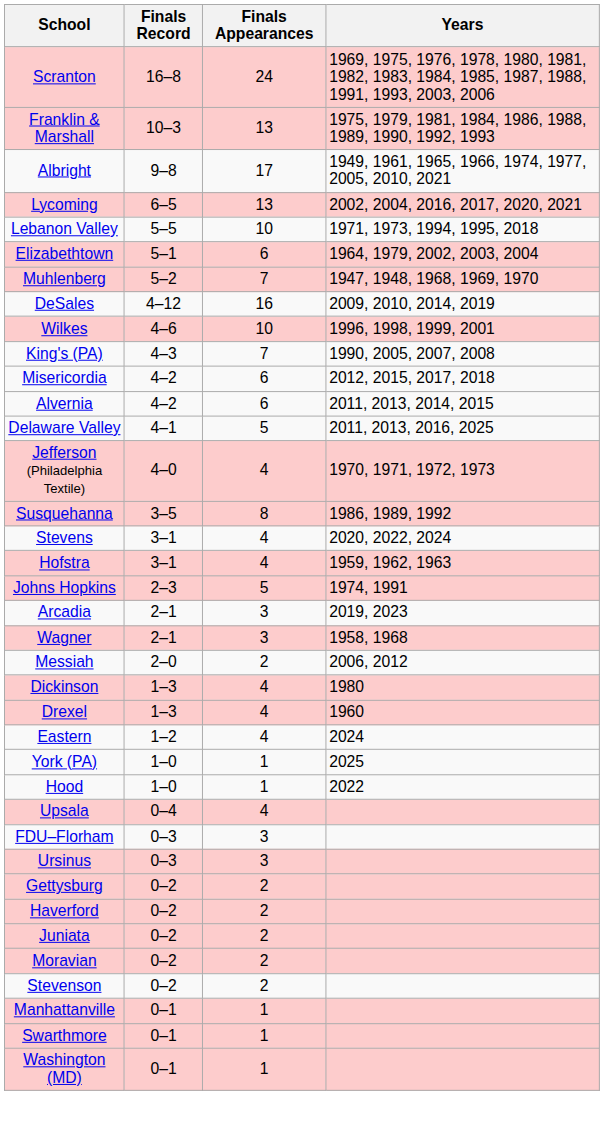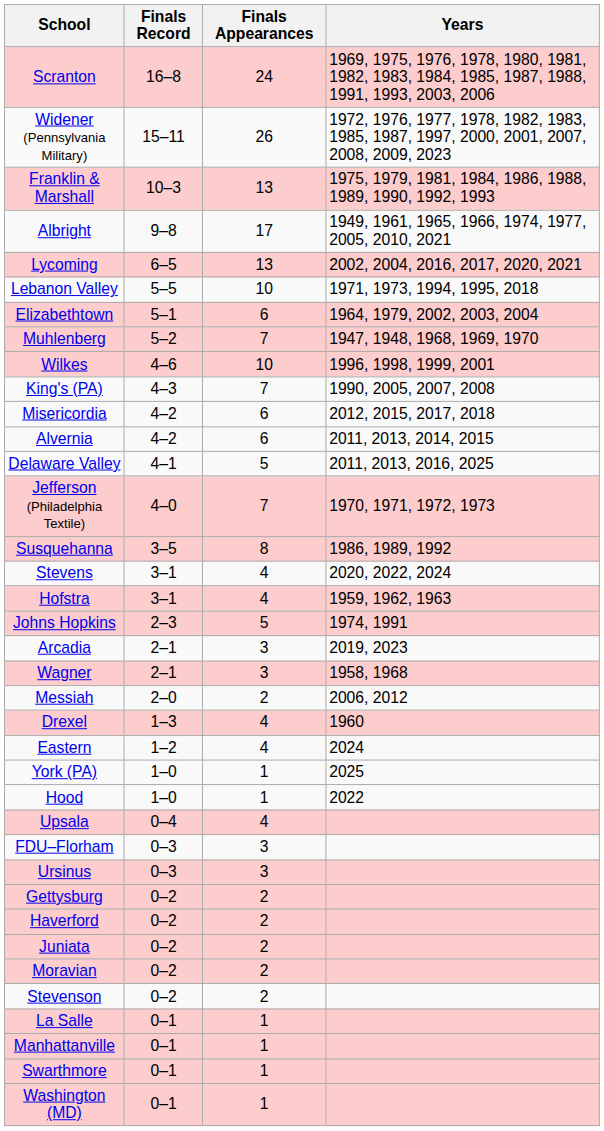+ row: (64, 137)
- row: (64, 304)
(264, 470) 4 -> (264, 506) 7
- row: (64, 687)
+ row: (64, 1021)
